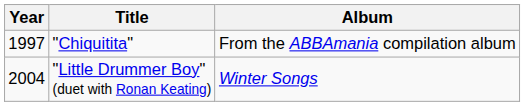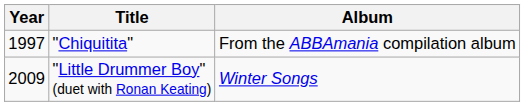(27, 79) 2004 -> (27, 79) 2009
